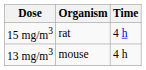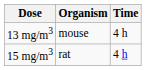rows swapped: (30, 33) <-> (30, 54)
